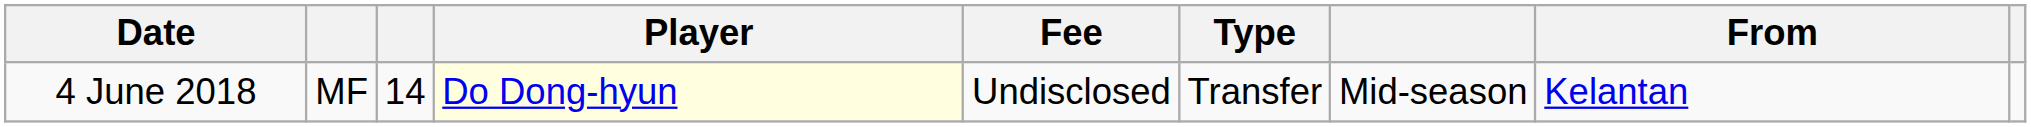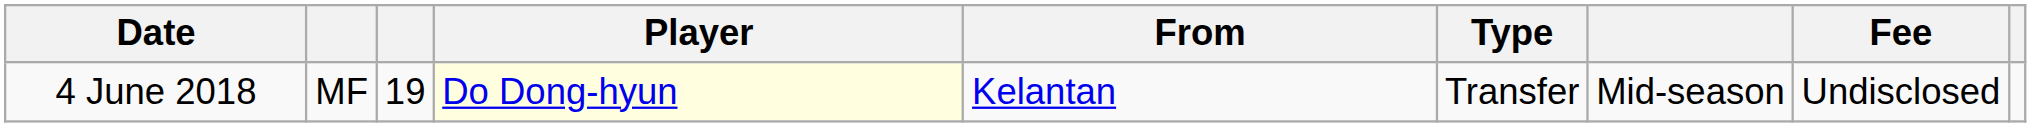columns swapped: (1772, 33) <-> (1071, 33)
(405, 91) 14 -> (405, 91) 19
